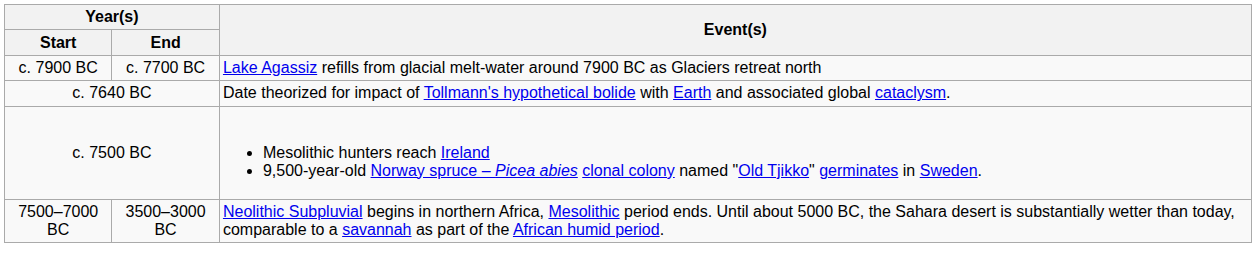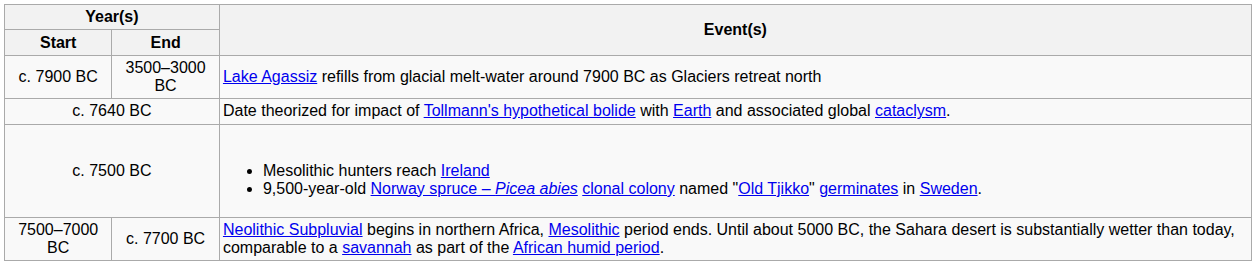(166, 67) c. 7700 BC -> (166, 76) 3500–3000 BC
(166, 221) 3500–3000 BC -> (166, 239) c. 7700 BC
